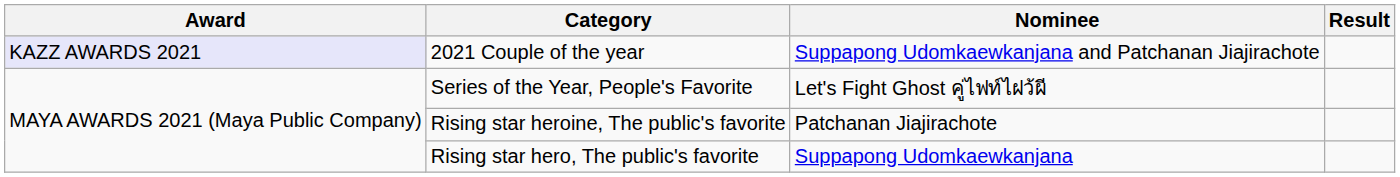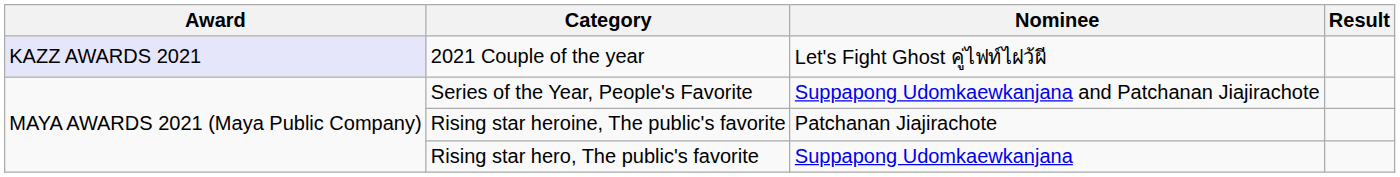(1057, 52) Suppapong Udomkaewkanjana and Patchanan Jiajirachote -> (920, 57) Let's Fight Ghost คู่ไฟท์ไฝว้ผี
(920, 88) Let's Fight Ghost คู่ไฟท์ไฝว้ผี -> (1057, 92) Suppapong Udomkaewkanjana and Patchanan Jiajirachote
